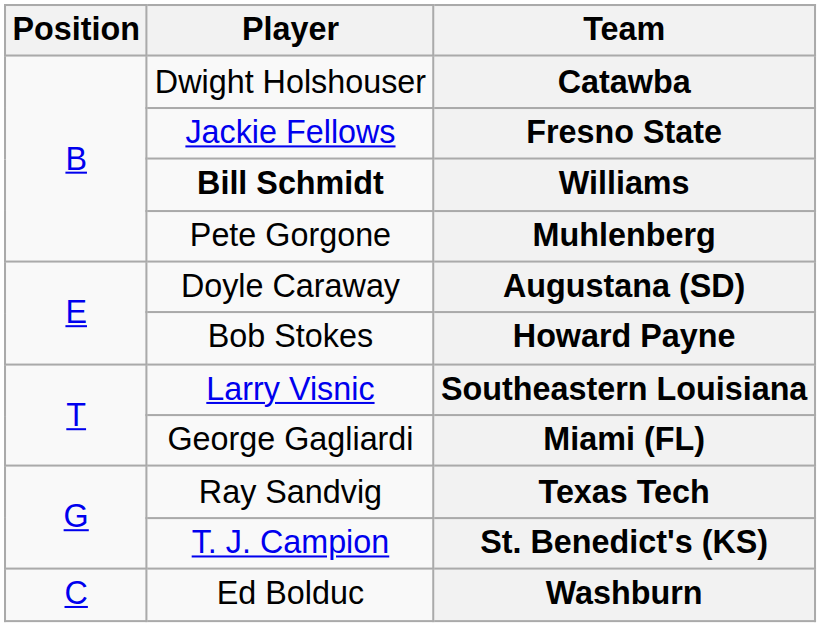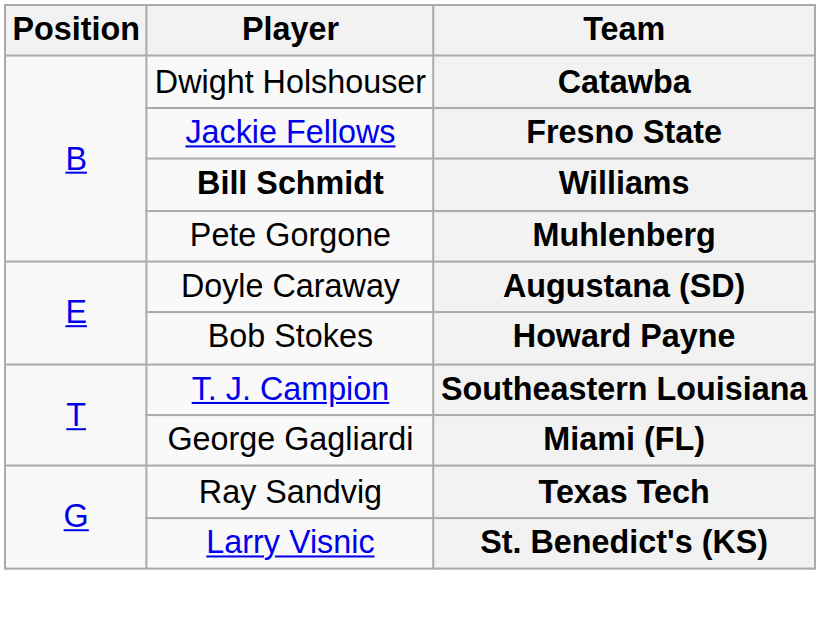(290, 388) Larry Visnic -> (290, 388) T. J. Campion
(290, 542) T. J. Campion -> (290, 542) Larry Visnic
- row: (624, 593)
